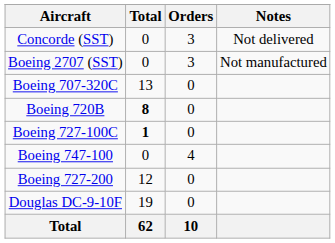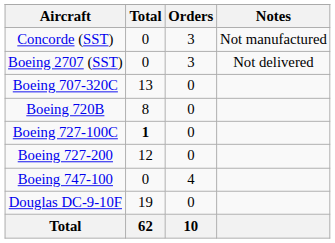(273, 39) Not delivered -> (273, 39) Not manufactured
(273, 62) Not manufactured -> (273, 62) Not delivered
(145, 109) bold -> (145, 109) normal
rows swapped: (65, 179) <-> (65, 156)
